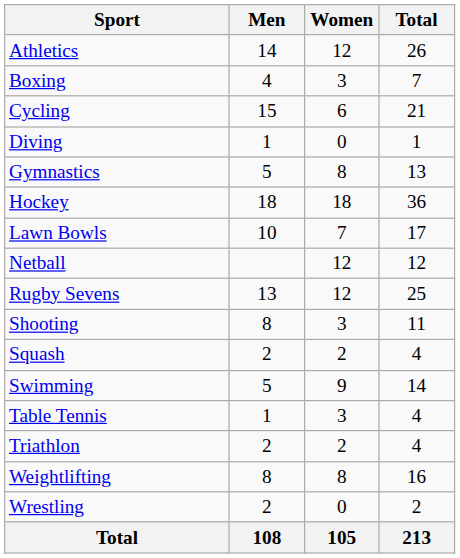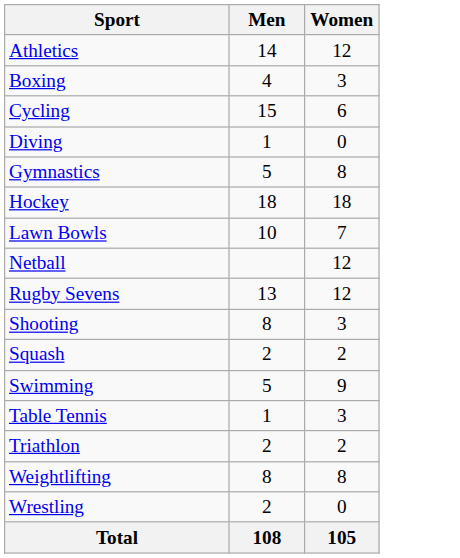- column: (417, 19)
